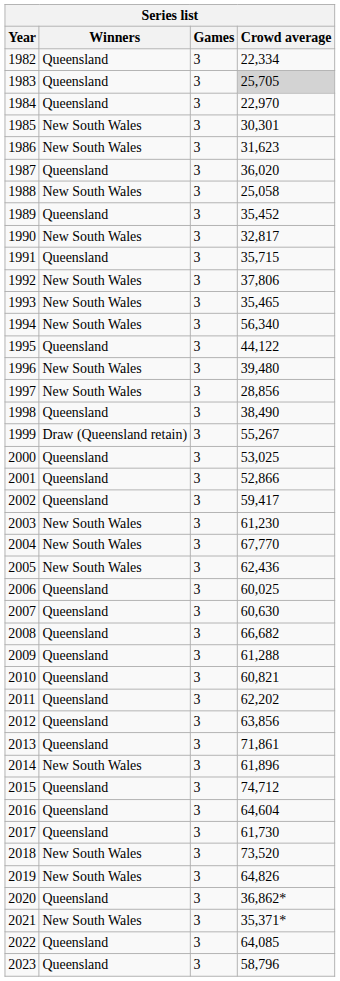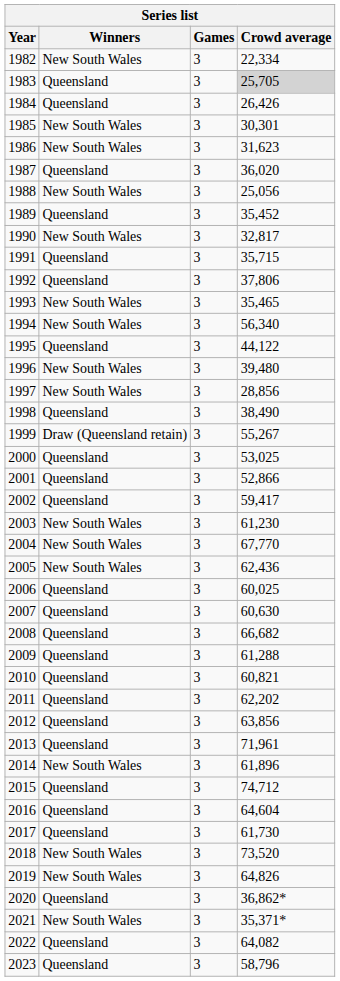(75, 59) Queensland -> (92, 59) New South Wales
(260, 103) 22,970 -> (260, 103) 26,426
(260, 192) 25,058 -> (260, 192) 25,056
(92, 280) New South Wales -> (75, 280) Queensland
(260, 744) 71,861 -> (260, 744) 71,961
(260, 942) 64,085 -> (260, 942) 64,082
